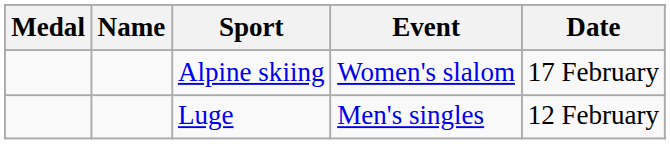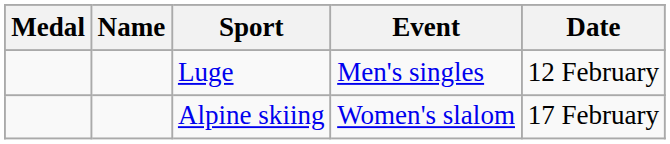rows swapped: (206, 116) <-> (251, 71)
